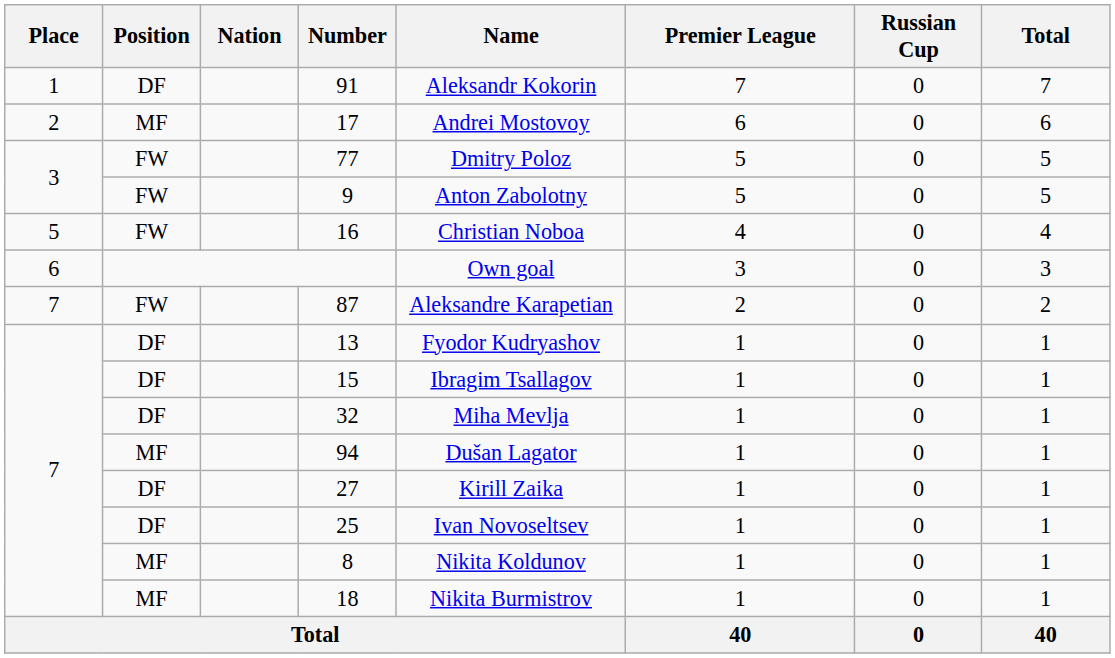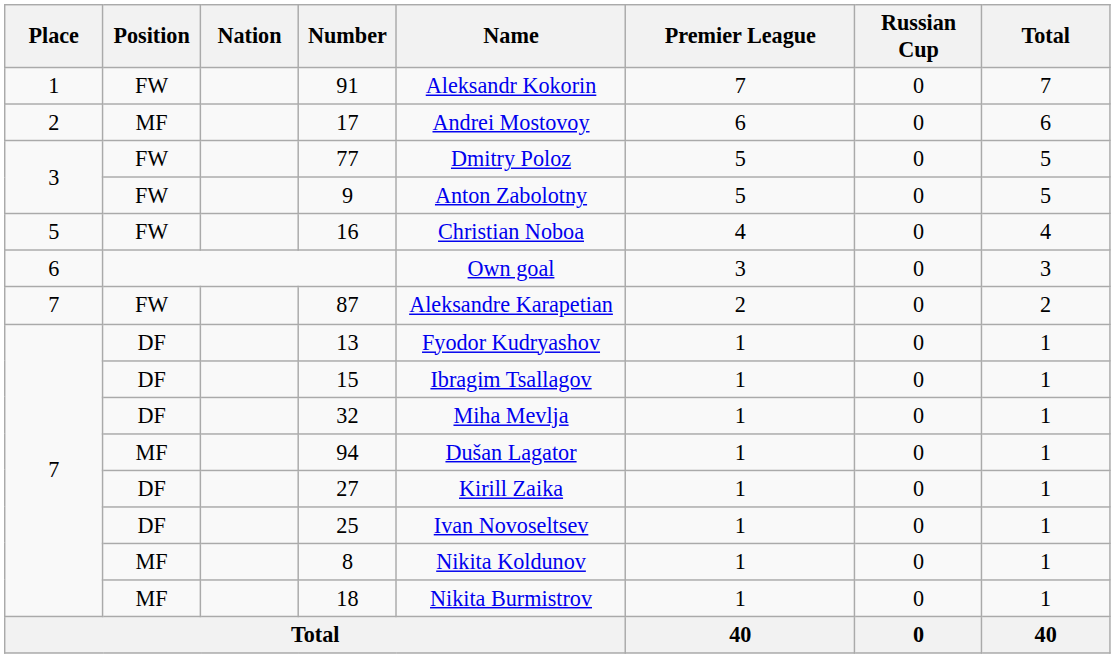(152, 85) DF -> (152, 85) FW
